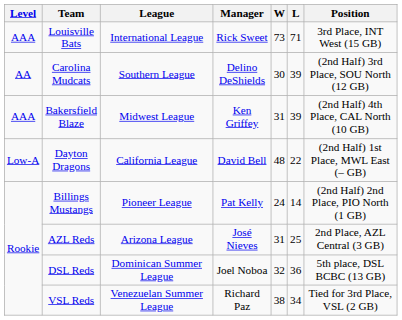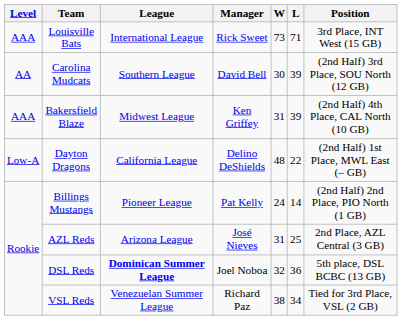(242, 74) Delino DeShields -> (242, 74) David Bell
(242, 160) David Bell -> (242, 160) Delino DeShields
(157, 270) normal -> (157, 270) bold
